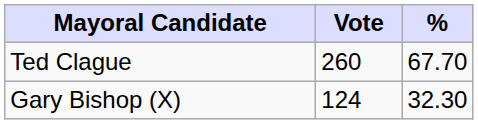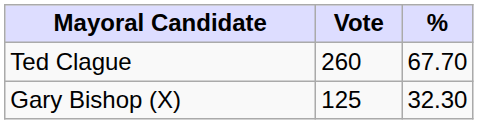(341, 99) 124 -> (341, 99) 125
